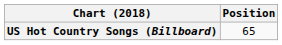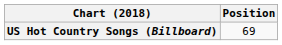(249, 31) 65 -> (249, 31) 69
